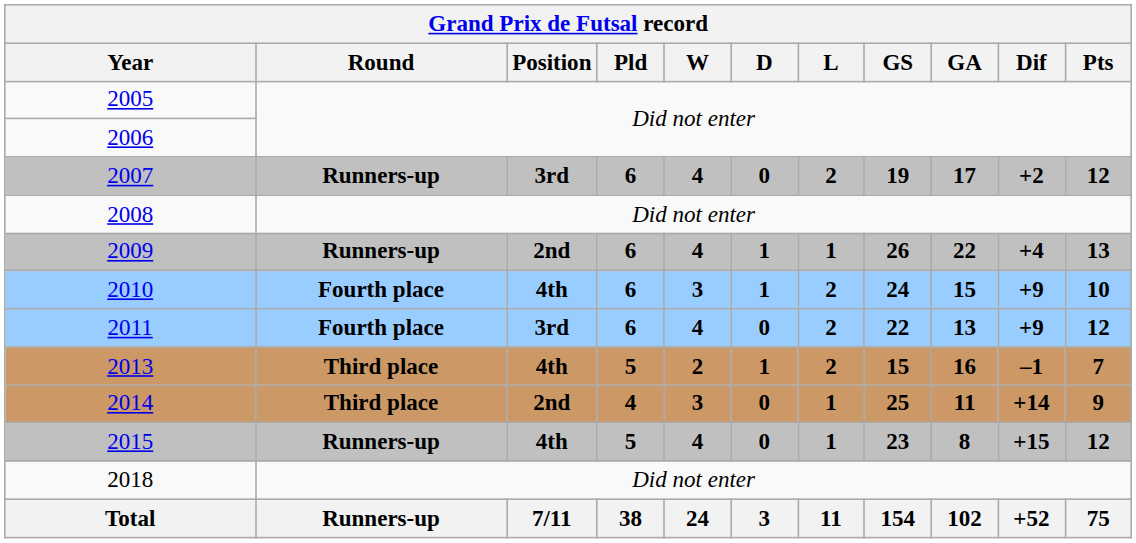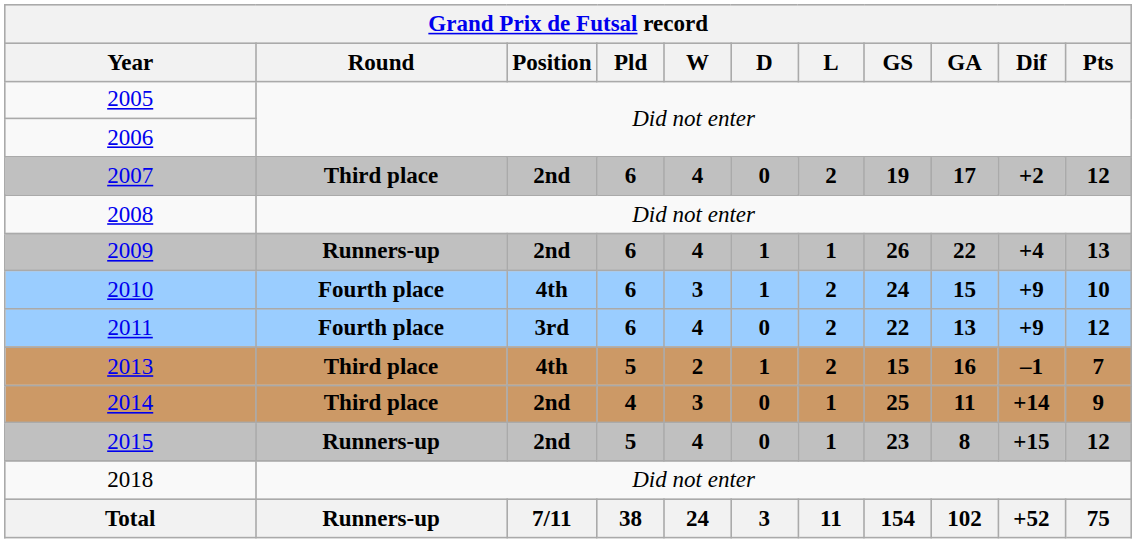(381, 175) Runners-up -> (381, 175) Third place
(552, 175) 3rd -> (552, 175) 2nd
(552, 441) 4th -> (552, 441) 2nd
